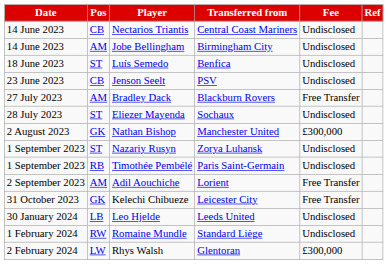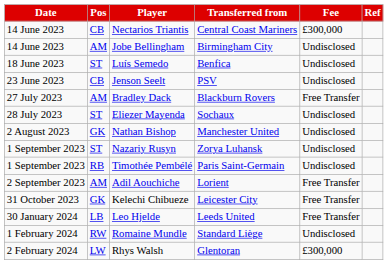(329, 30) Undisclosed -> (322, 30) £300,000
(322, 132) £300,000 -> (329, 132) Undisclosed
(329, 217) Undisclosed -> (331, 217) Free Transfer
